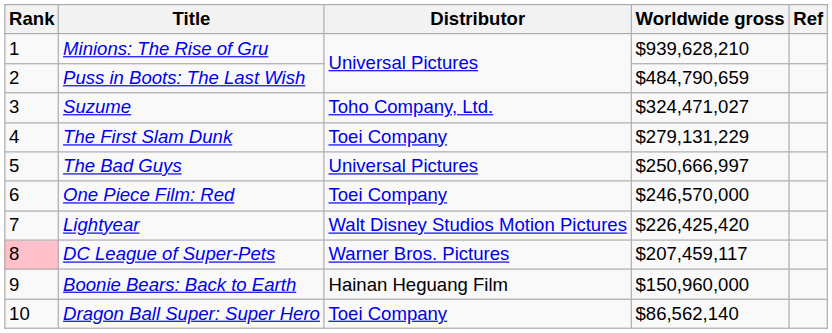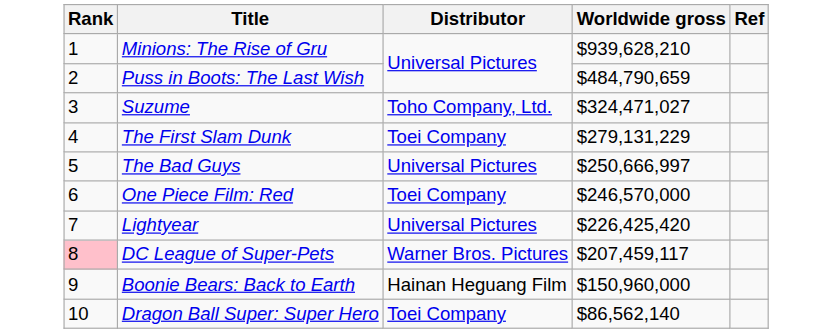(478, 225) Walt Disney Studios Motion Pictures -> (462, 225) Universal Pictures
